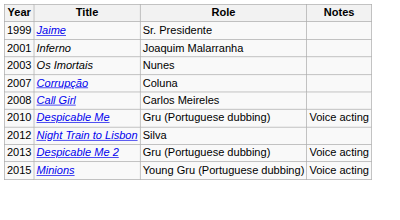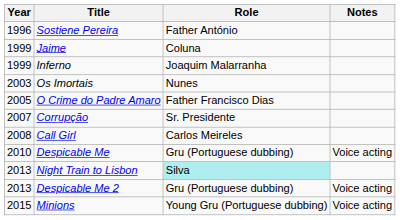+ row: (77, 30)
(177, 30) Sr. Presidente -> (183, 48) Coluna
(19, 48) 2001 -> (19, 65) 1999
+ row: (99, 100)
(160, 83) Coluna -> (200, 118) Sr. Presidente
(19, 135) 2012 -> (19, 170) 2013
(155, 135) no background -> (178, 170) paleturquoise background
